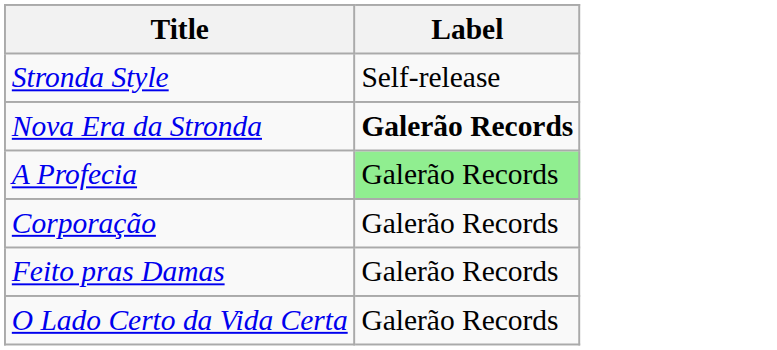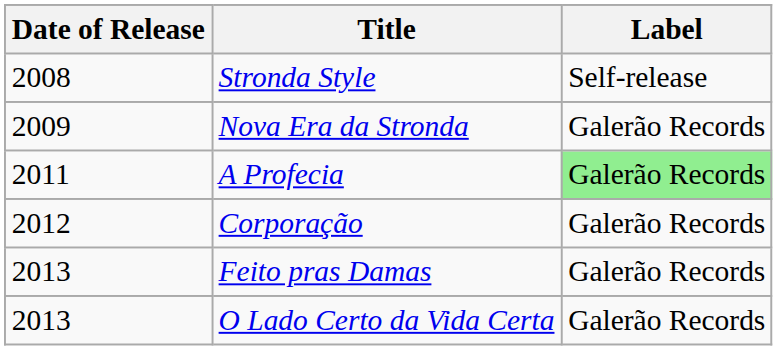+ column: (108, 28)
(467, 126) bold -> (667, 126) normal
